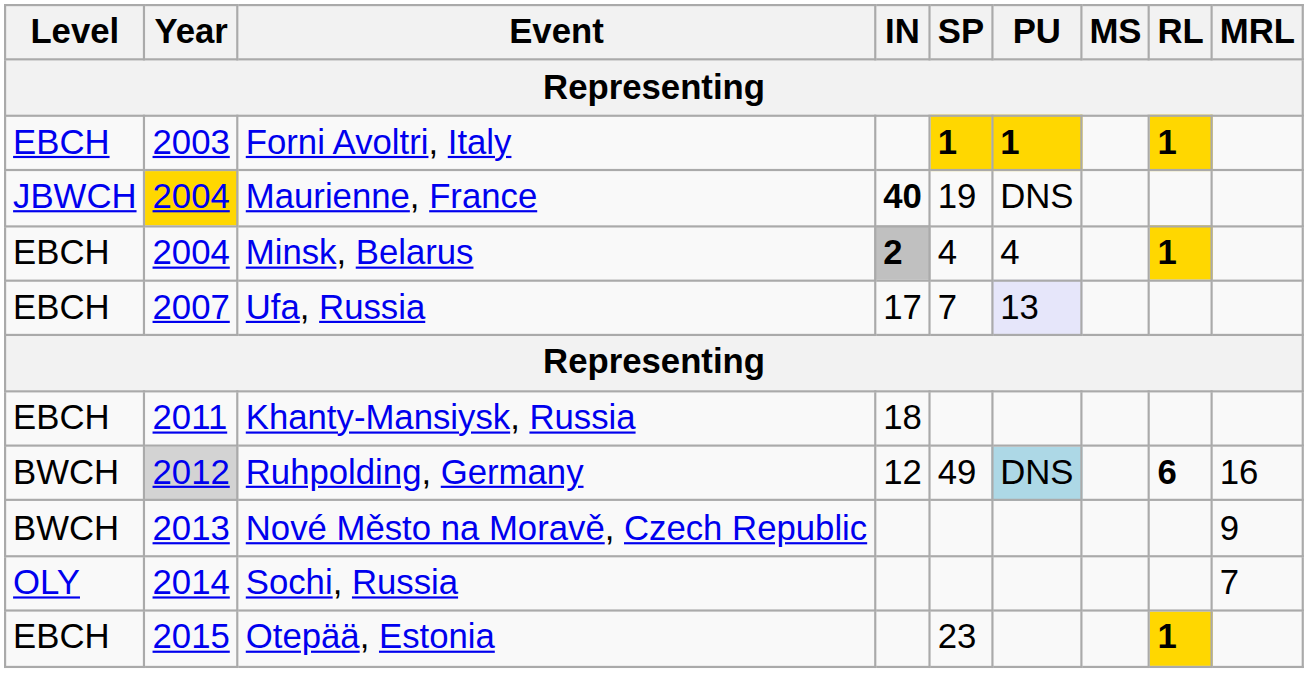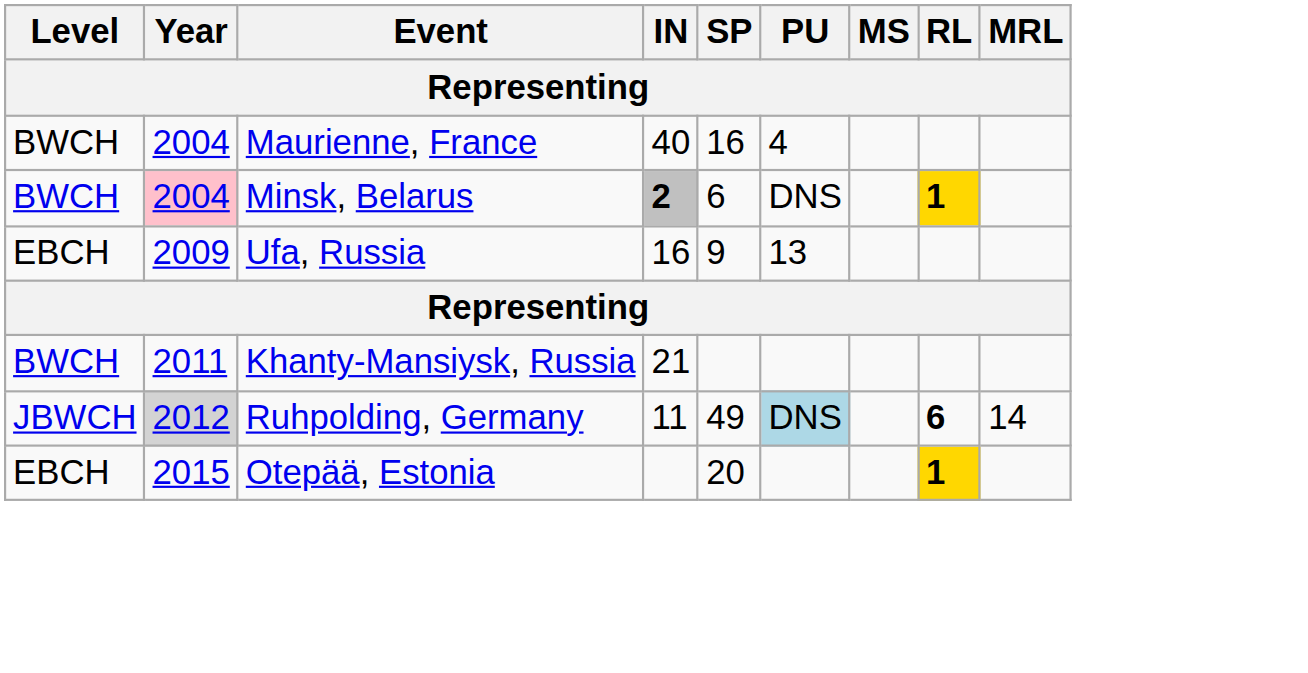- row: (379, 142)
(75, 197) JBWCH -> (66, 142) BWCH
(191, 197) gold background -> (191, 142) no background
(902, 197) bold -> (671, 142) normal
(957, 197) 19 -> (726, 142) 16
(1037, 197) DNS -> (778, 142) 4
(61, 252) EBCH -> (66, 197) BWCH
(191, 252) no background -> (191, 197) pink background
(947, 252) 4 -> (716, 197) 6
(1010, 252) 4 -> (805, 197) DNS
(191, 307) 2007 -> (191, 252) 2009
(902, 307) 17 -> (671, 252) 16
(947, 307) 7 -> (716, 252) 9
(1019, 307) lavender background -> (788, 252) no background
(61, 417) EBCH -> (66, 362) BWCH
(902, 417) 18 -> (671, 362) 21
(66, 472) BWCH -> (75, 417) JBWCH
(902, 472) 12 -> (670, 417) 11
(1239, 472) 16 -> (1008, 417) 14
- row: (556, 527)
- row: (352, 582)
(957, 637) 23 -> (726, 472) 20
